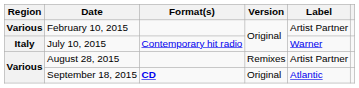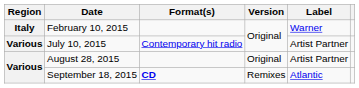(25, 28) Various -> (25, 28) Italy
(319, 28) Artist Partner -> (306, 28) Warner
(25, 43) Italy -> (25, 43) Various
(306, 43) Warner -> (319, 43) Artist Partner
(266, 59) Remixes -> (264, 59) Original
(264, 75) Original -> (266, 75) Remixes
